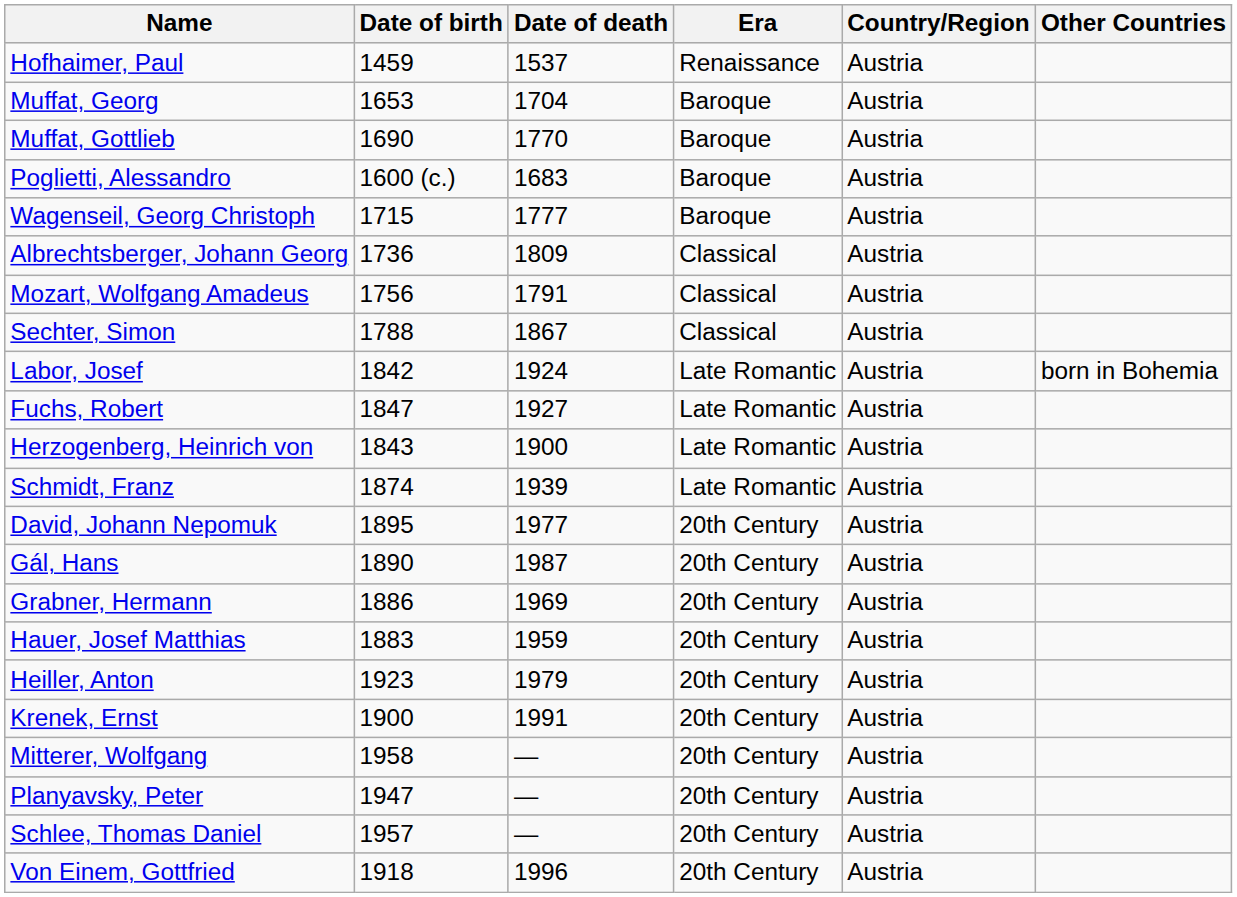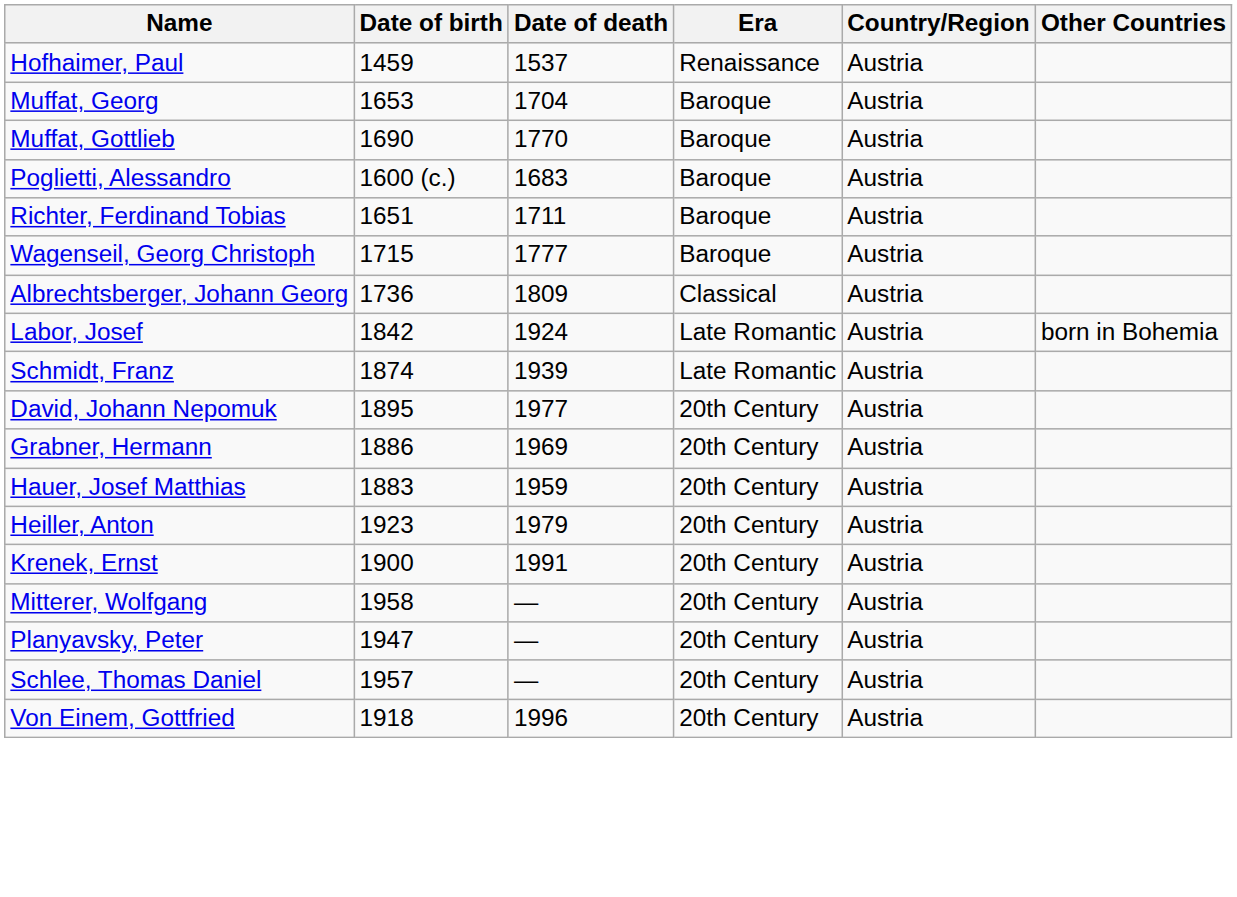+ row: (148, 216)
- row: (160, 293)
- row: (93, 332)
- row: (87, 409)
- row: (162, 448)
- row: (64, 563)
